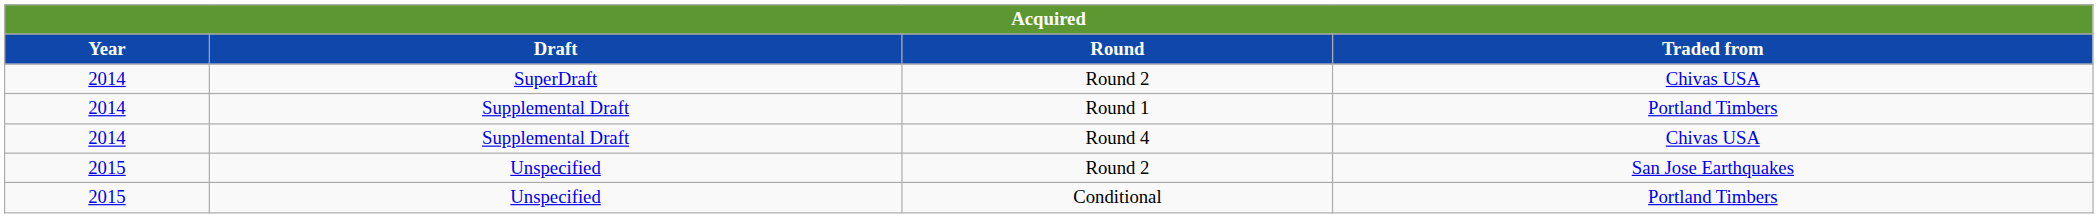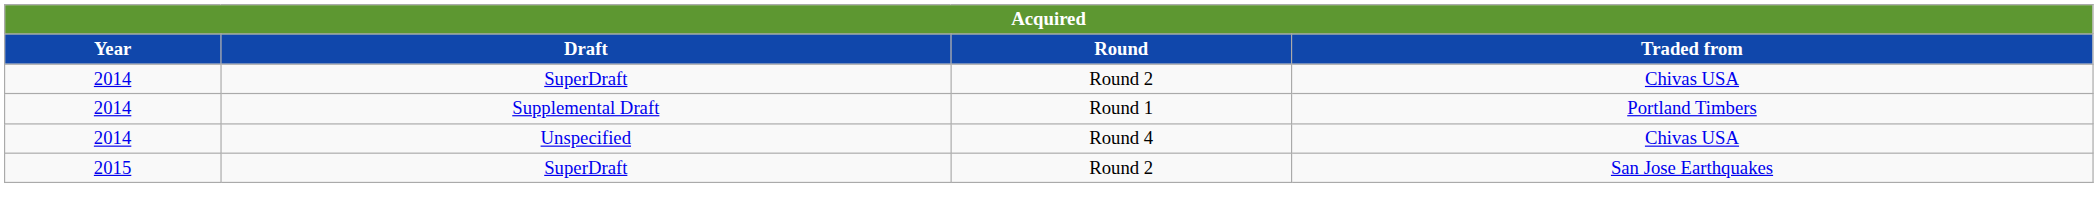(556, 138) Supplemental Draft -> (586, 138) Unspecified
(556, 167) Unspecified -> (586, 167) SuperDraft
- row: (107, 197)
